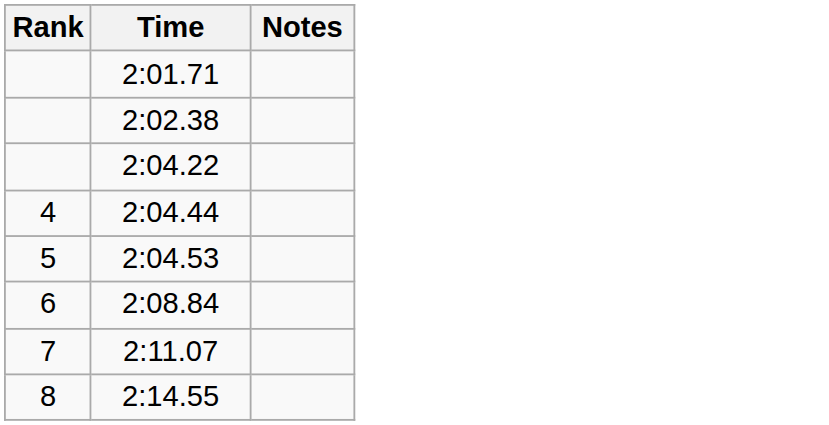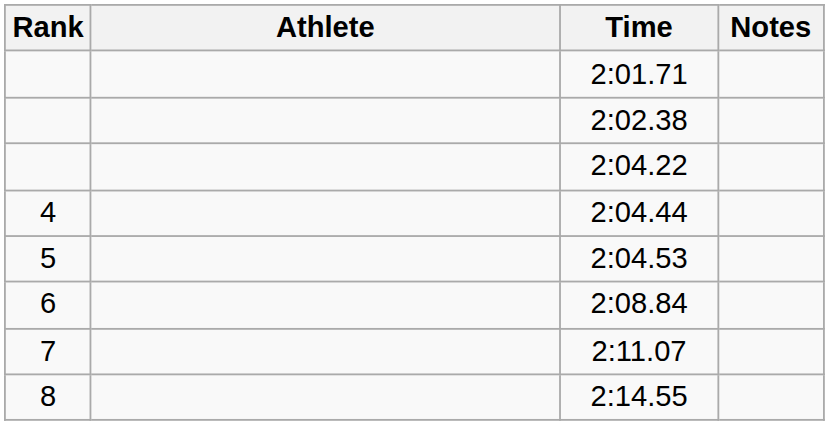+ column: (325, 27)
